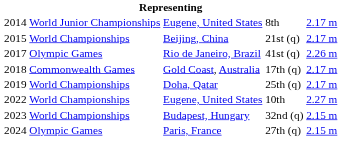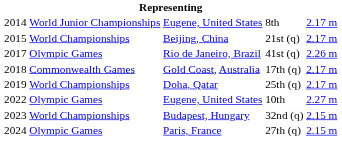(79, 99) World Championships -> (66, 99) Olympic Games
